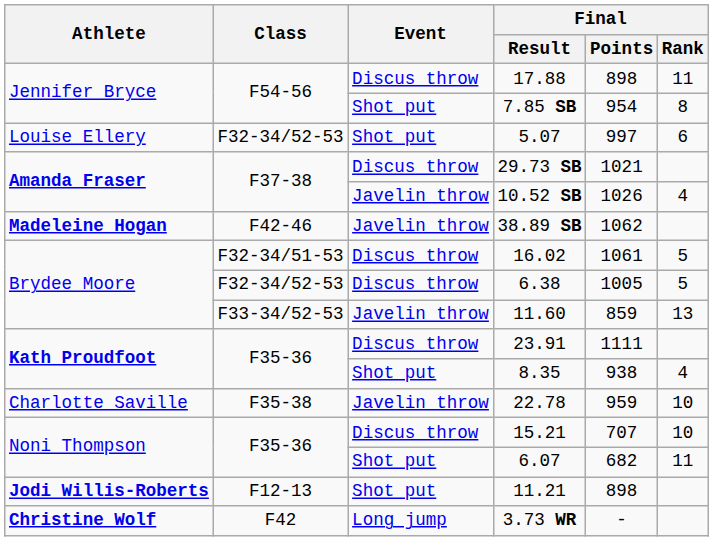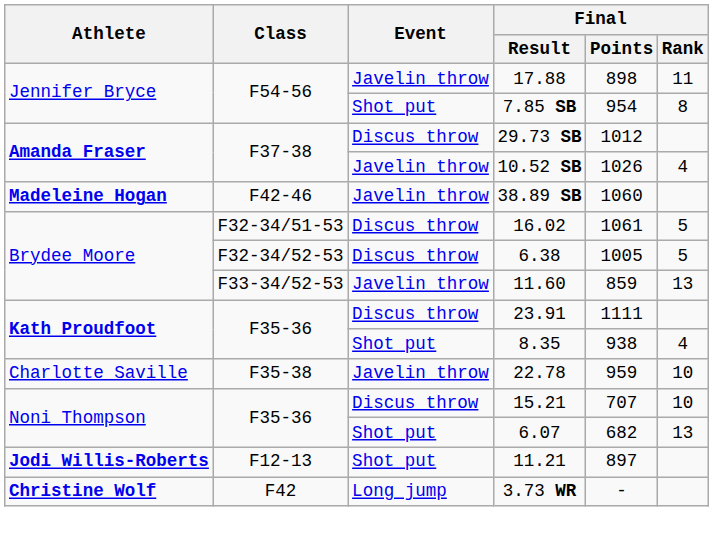(415, 78) Discus throw -> (421, 78) Javelin throw
- row: (539, 137)
(622, 167) 1021 -> (622, 137) 1012
(622, 226) 1062 -> (622, 196) 1060
(683, 461) 11 -> (683, 432) 13
(622, 491) 898 -> (622, 461) 897
